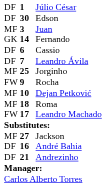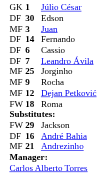(10, 7) DF -> (16, 7) GK
(11, 39) GK -> (15, 39) DF
(11, 82) FW -> (16, 82) MF
(24, 93) 10 -> (30, 93) 12
(11, 103) MF -> (16, 103) FW
- row: (69, 114)
(11, 136) MF -> (16, 125) FW
(24, 136) 27 -> (30, 125) 29
(10, 157) DF -> (16, 146) MF
